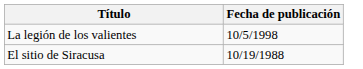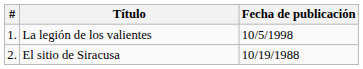+ column: (12, 14)
